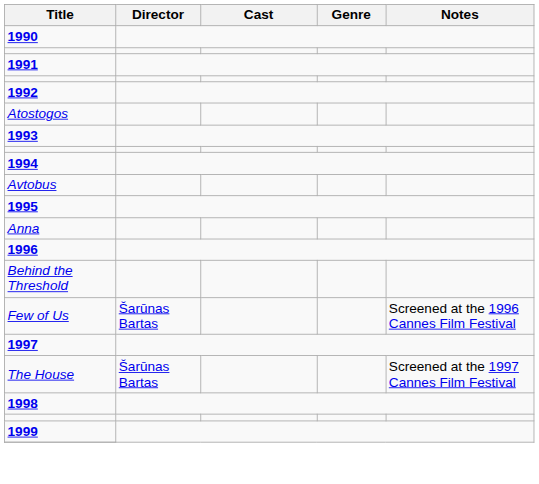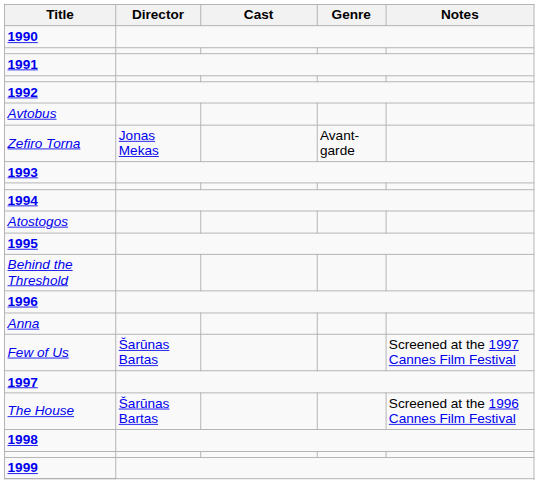rows swapped: (38, 114) <-> (32, 185)
+ row: (44, 143)
rows swapped: (23, 228) <-> (40, 278)
(454, 315) Screened at the 1996 Cannes Film Festival -> (454, 352) Screened at the 1997 Cannes Film Festival
(454, 374) Screened at the 1997 Cannes Film Festival -> (454, 411) Screened at the 1996 Cannes Film Festival
